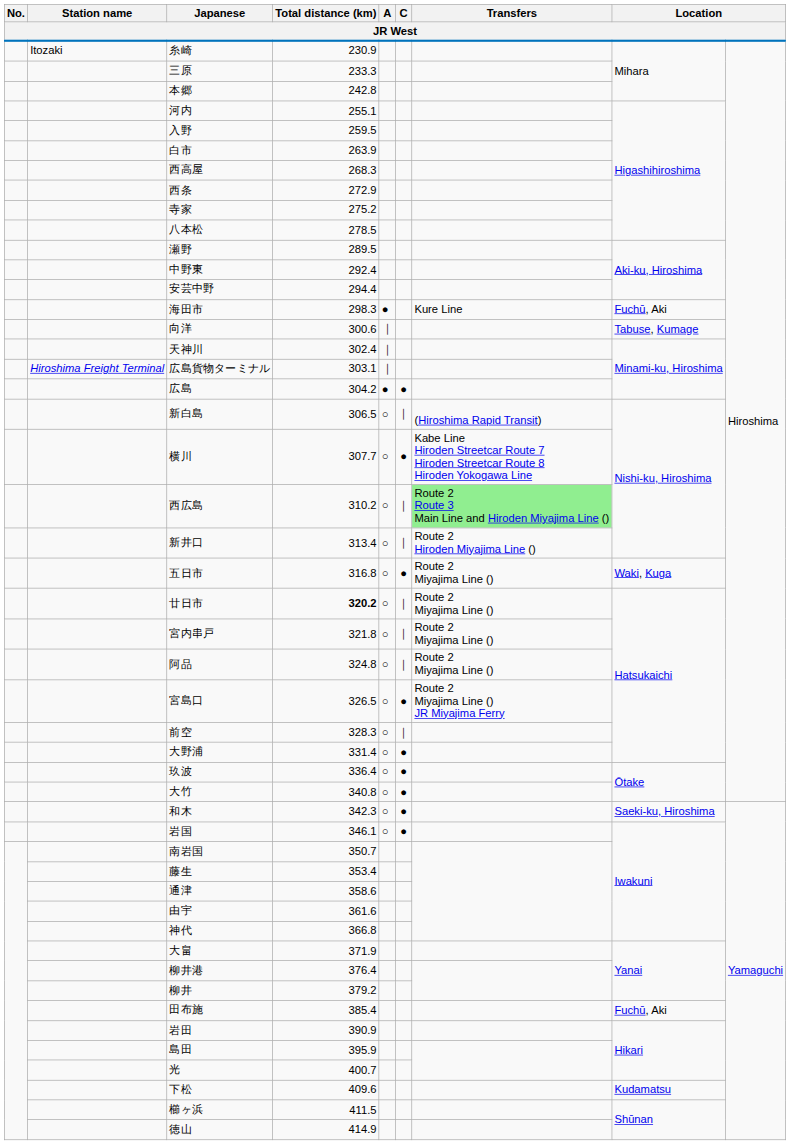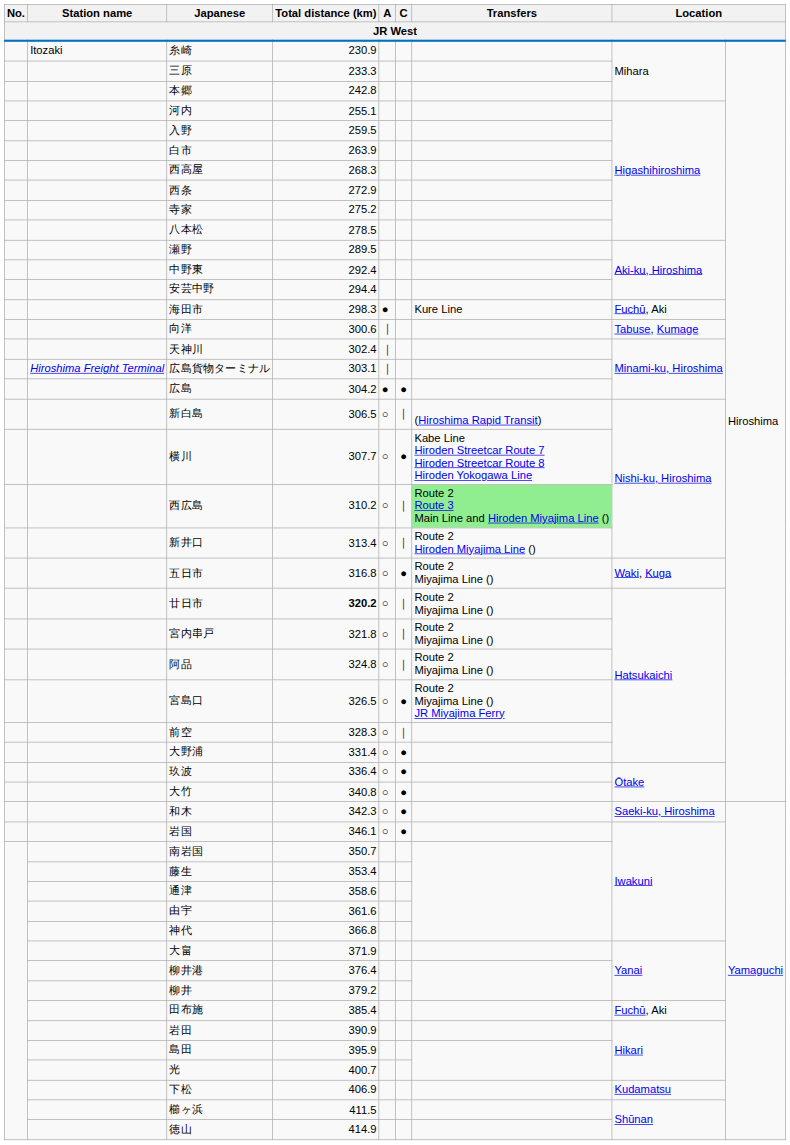(363, 1090) 409.6 -> (363, 1090) 406.9
